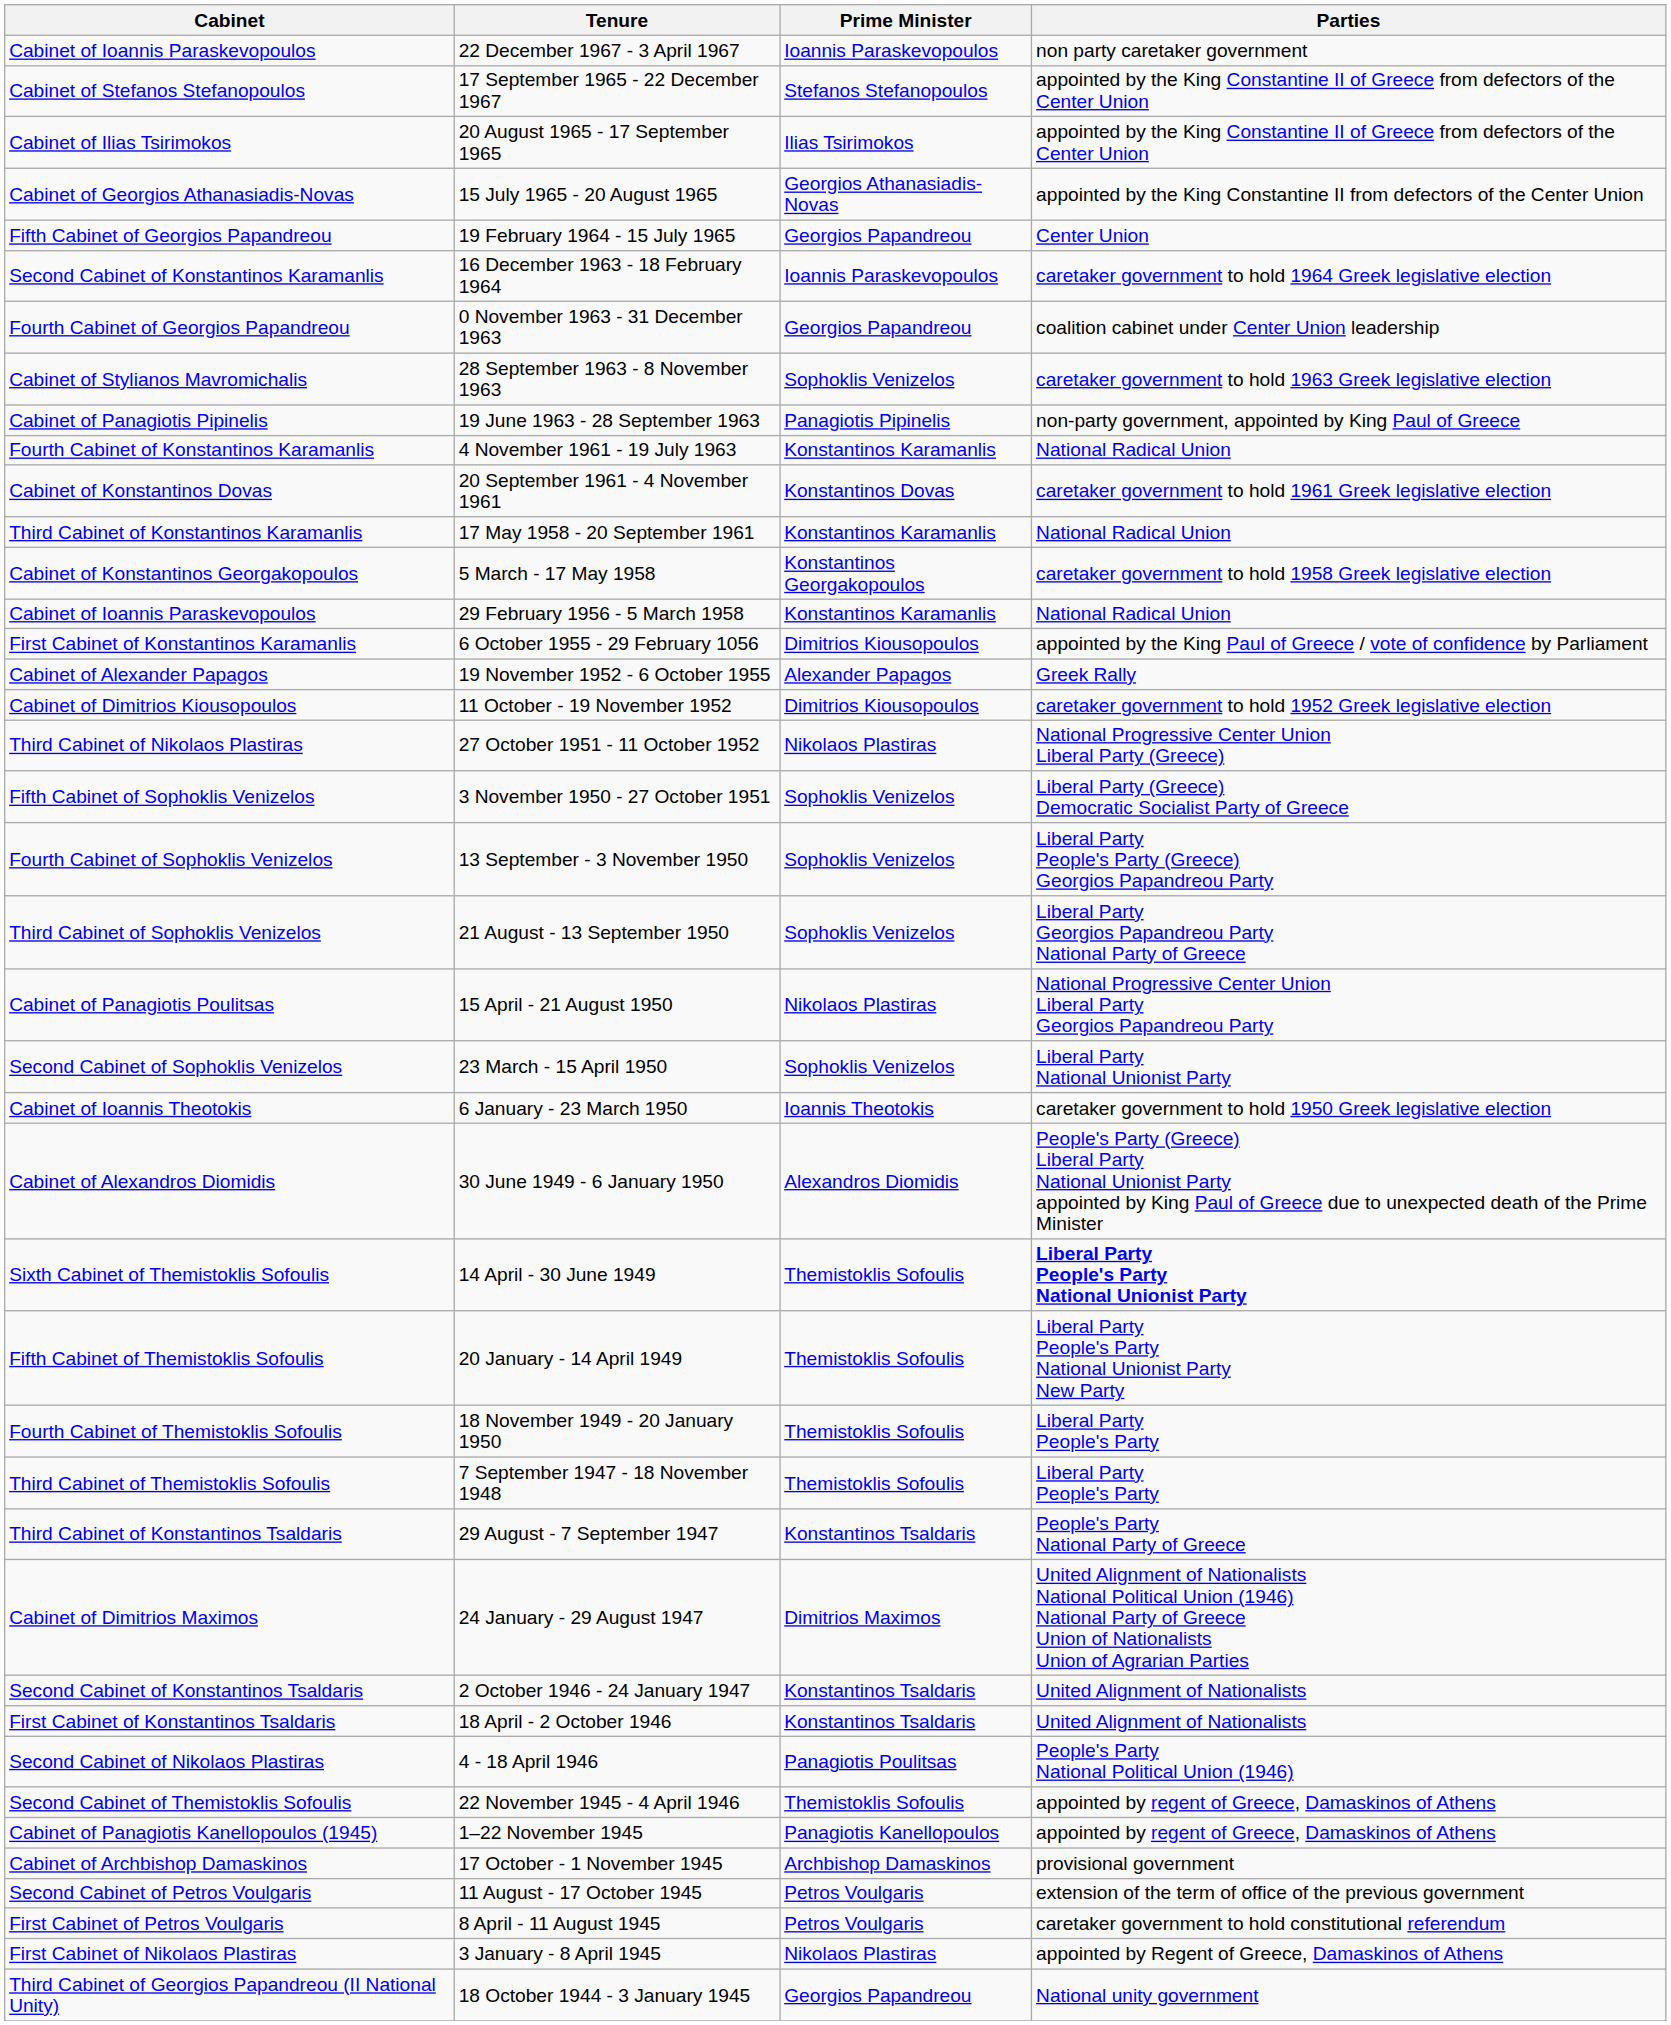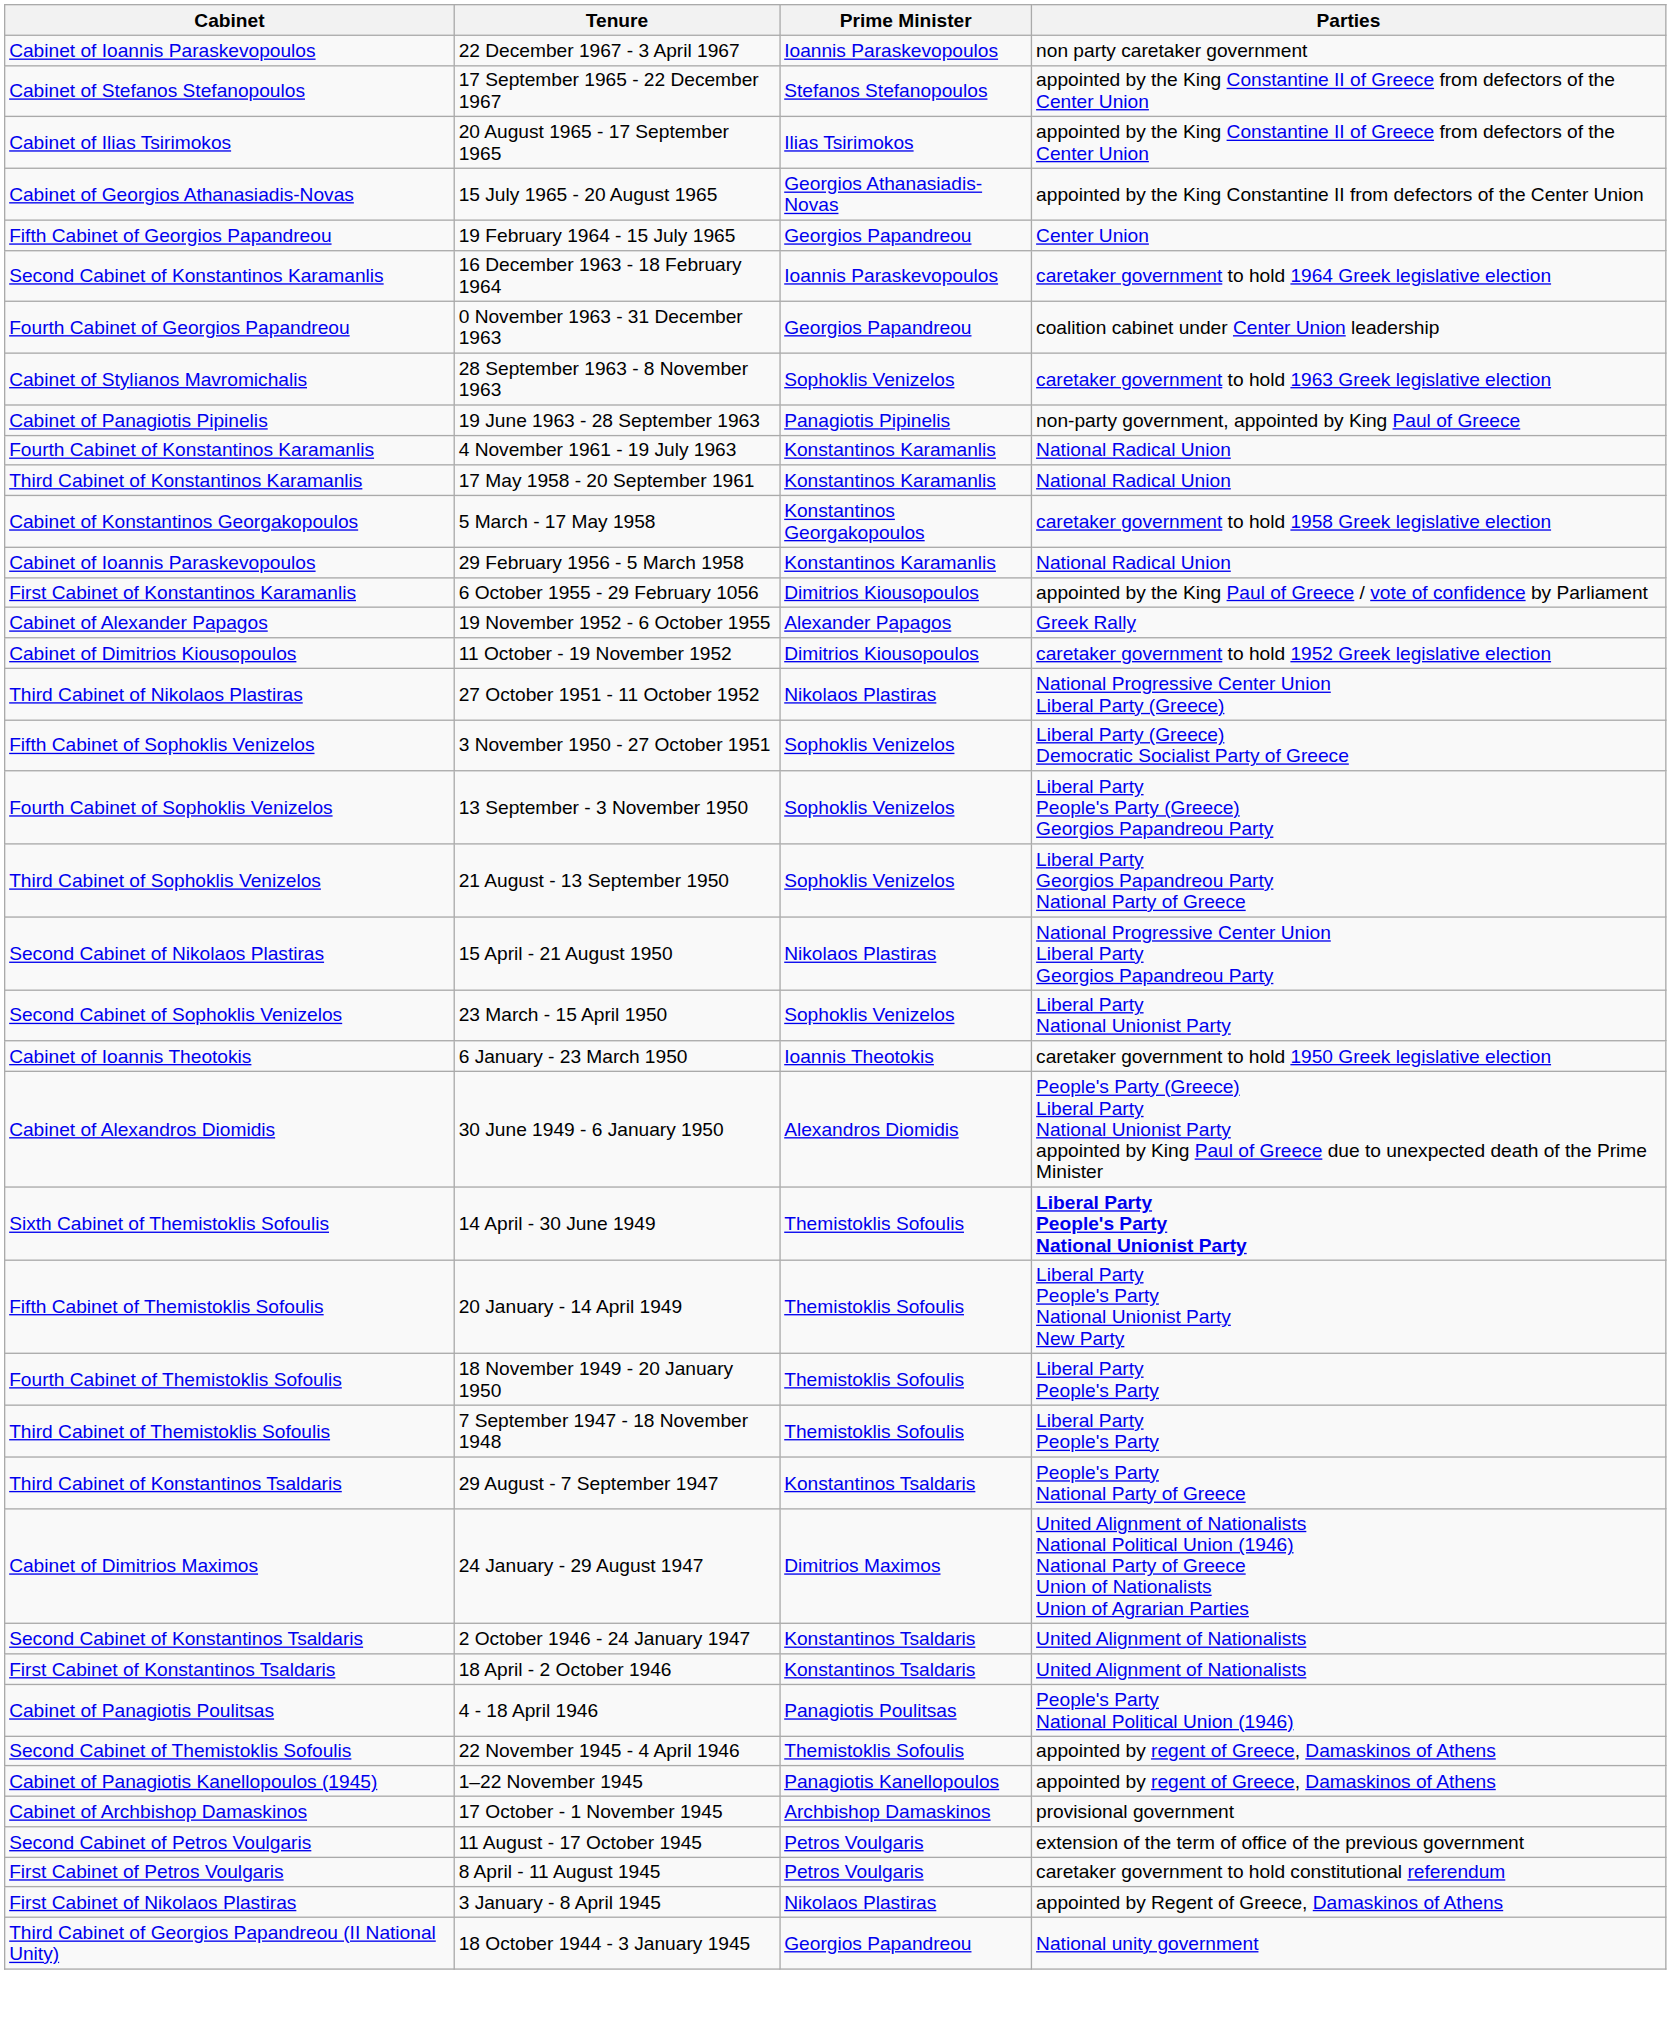- row: (603, 491)
(142, 1005) Cabinet of Panagiotis Poulitsas -> (167, 954) Second Cabinet of Nikolaos Plastiras
(167, 1762) Second Cabinet of Nikolaos Plastiras -> (142, 1710) Cabinet of Panagiotis Poulitsas
